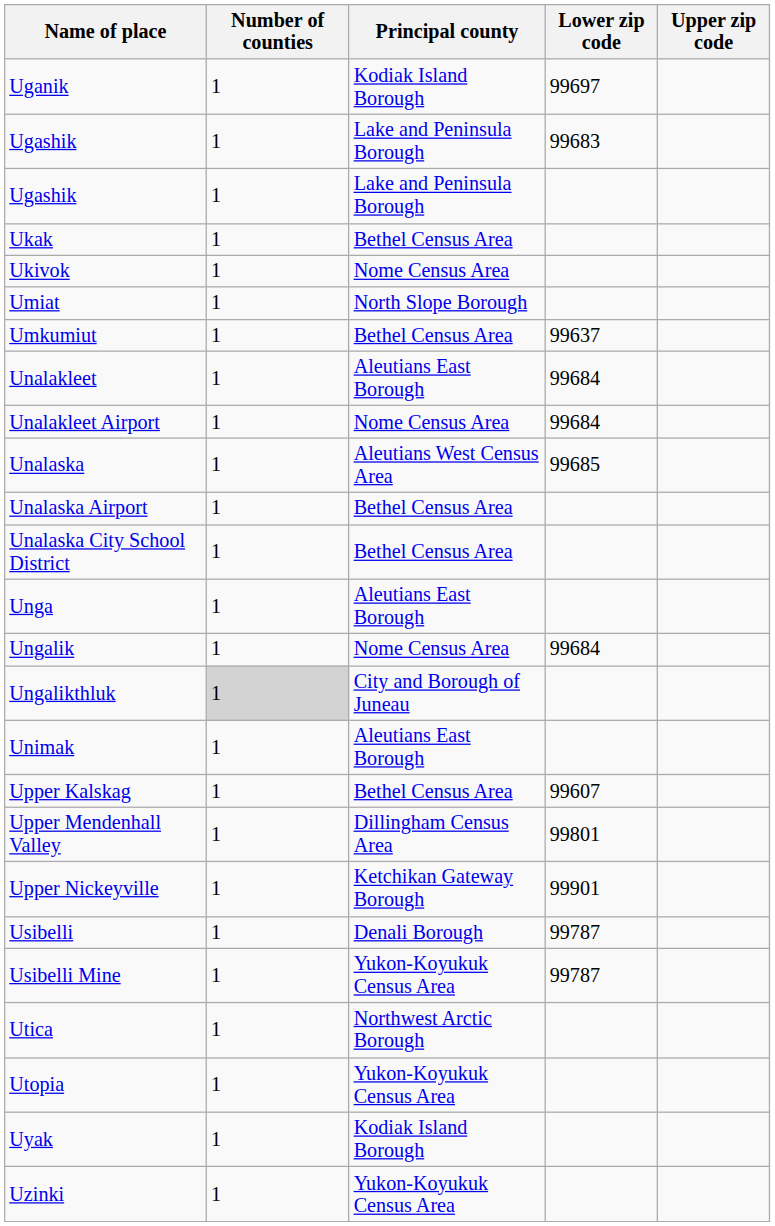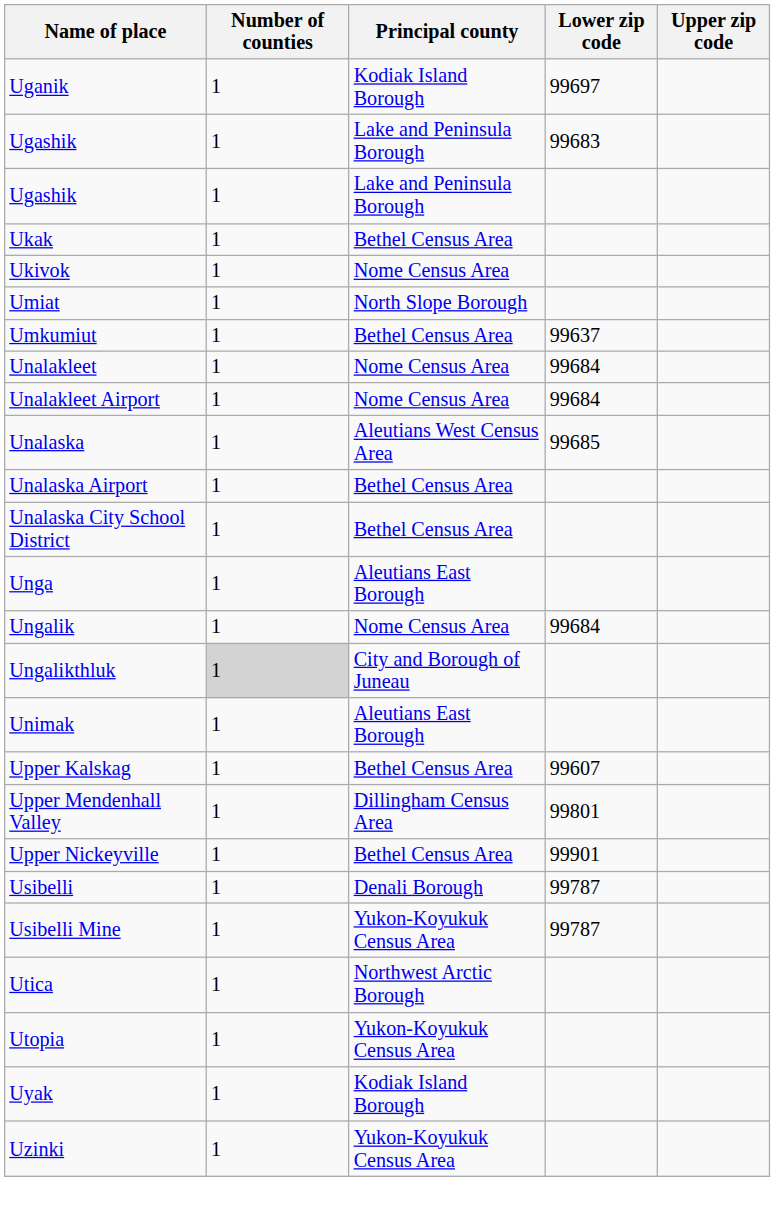(412, 378) Aleutians East Borough -> (431, 366) Nome Census Area
(433, 888) Ketchikan Gateway Borough -> (433, 854) Bethel Census Area
